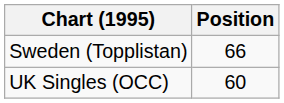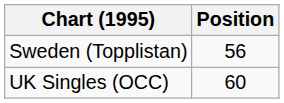(235, 51) 66 -> (235, 51) 56
